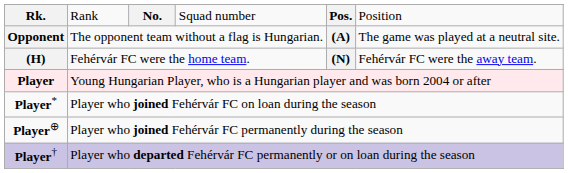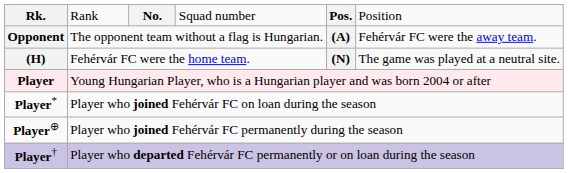(459, 36) The game was played at a neutral site. -> (448, 36) Fehérvár FC were the away team.
(448, 58) Fehérvár FC were the away team. -> (459, 58) The game was played at a neutral site.
